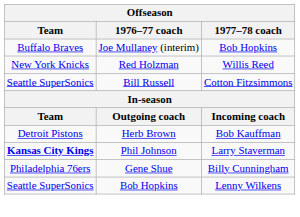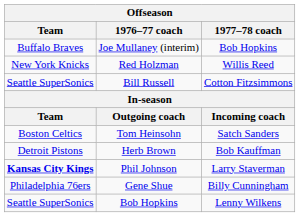+ row: (149, 133)
